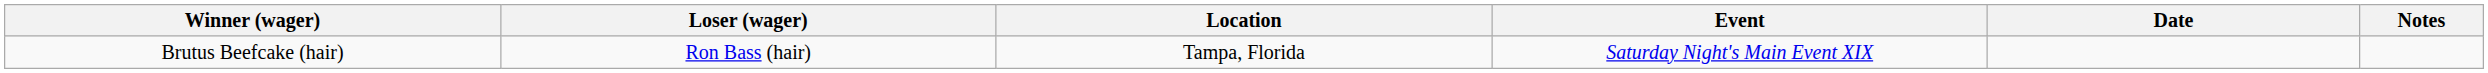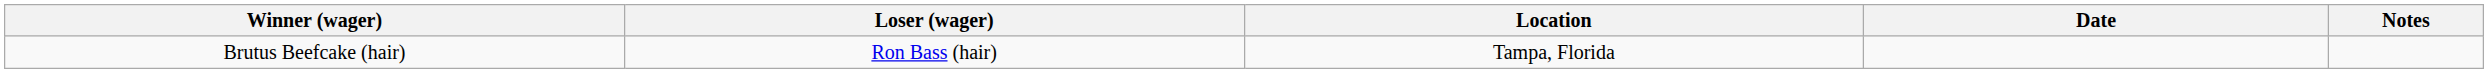- column: (1740, 20)
